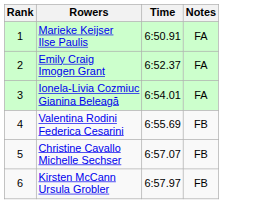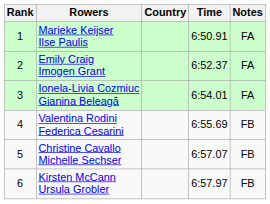+ column: (165, 13)
